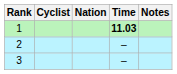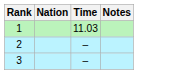- column: (53, 12)
(124, 28) bold -> (85, 28) normal
